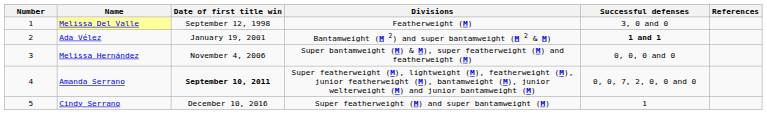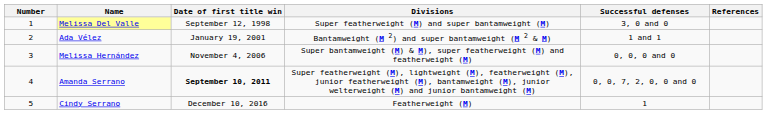(432, 23) Featherweight (M) -> (432, 23) Super featherweight (M) and super bantamweight (M)
(645, 37) bold -> (645, 37) normal
(432, 103) Super featherweight (M) and super bantamweight (M) -> (432, 103) Featherweight (M)
